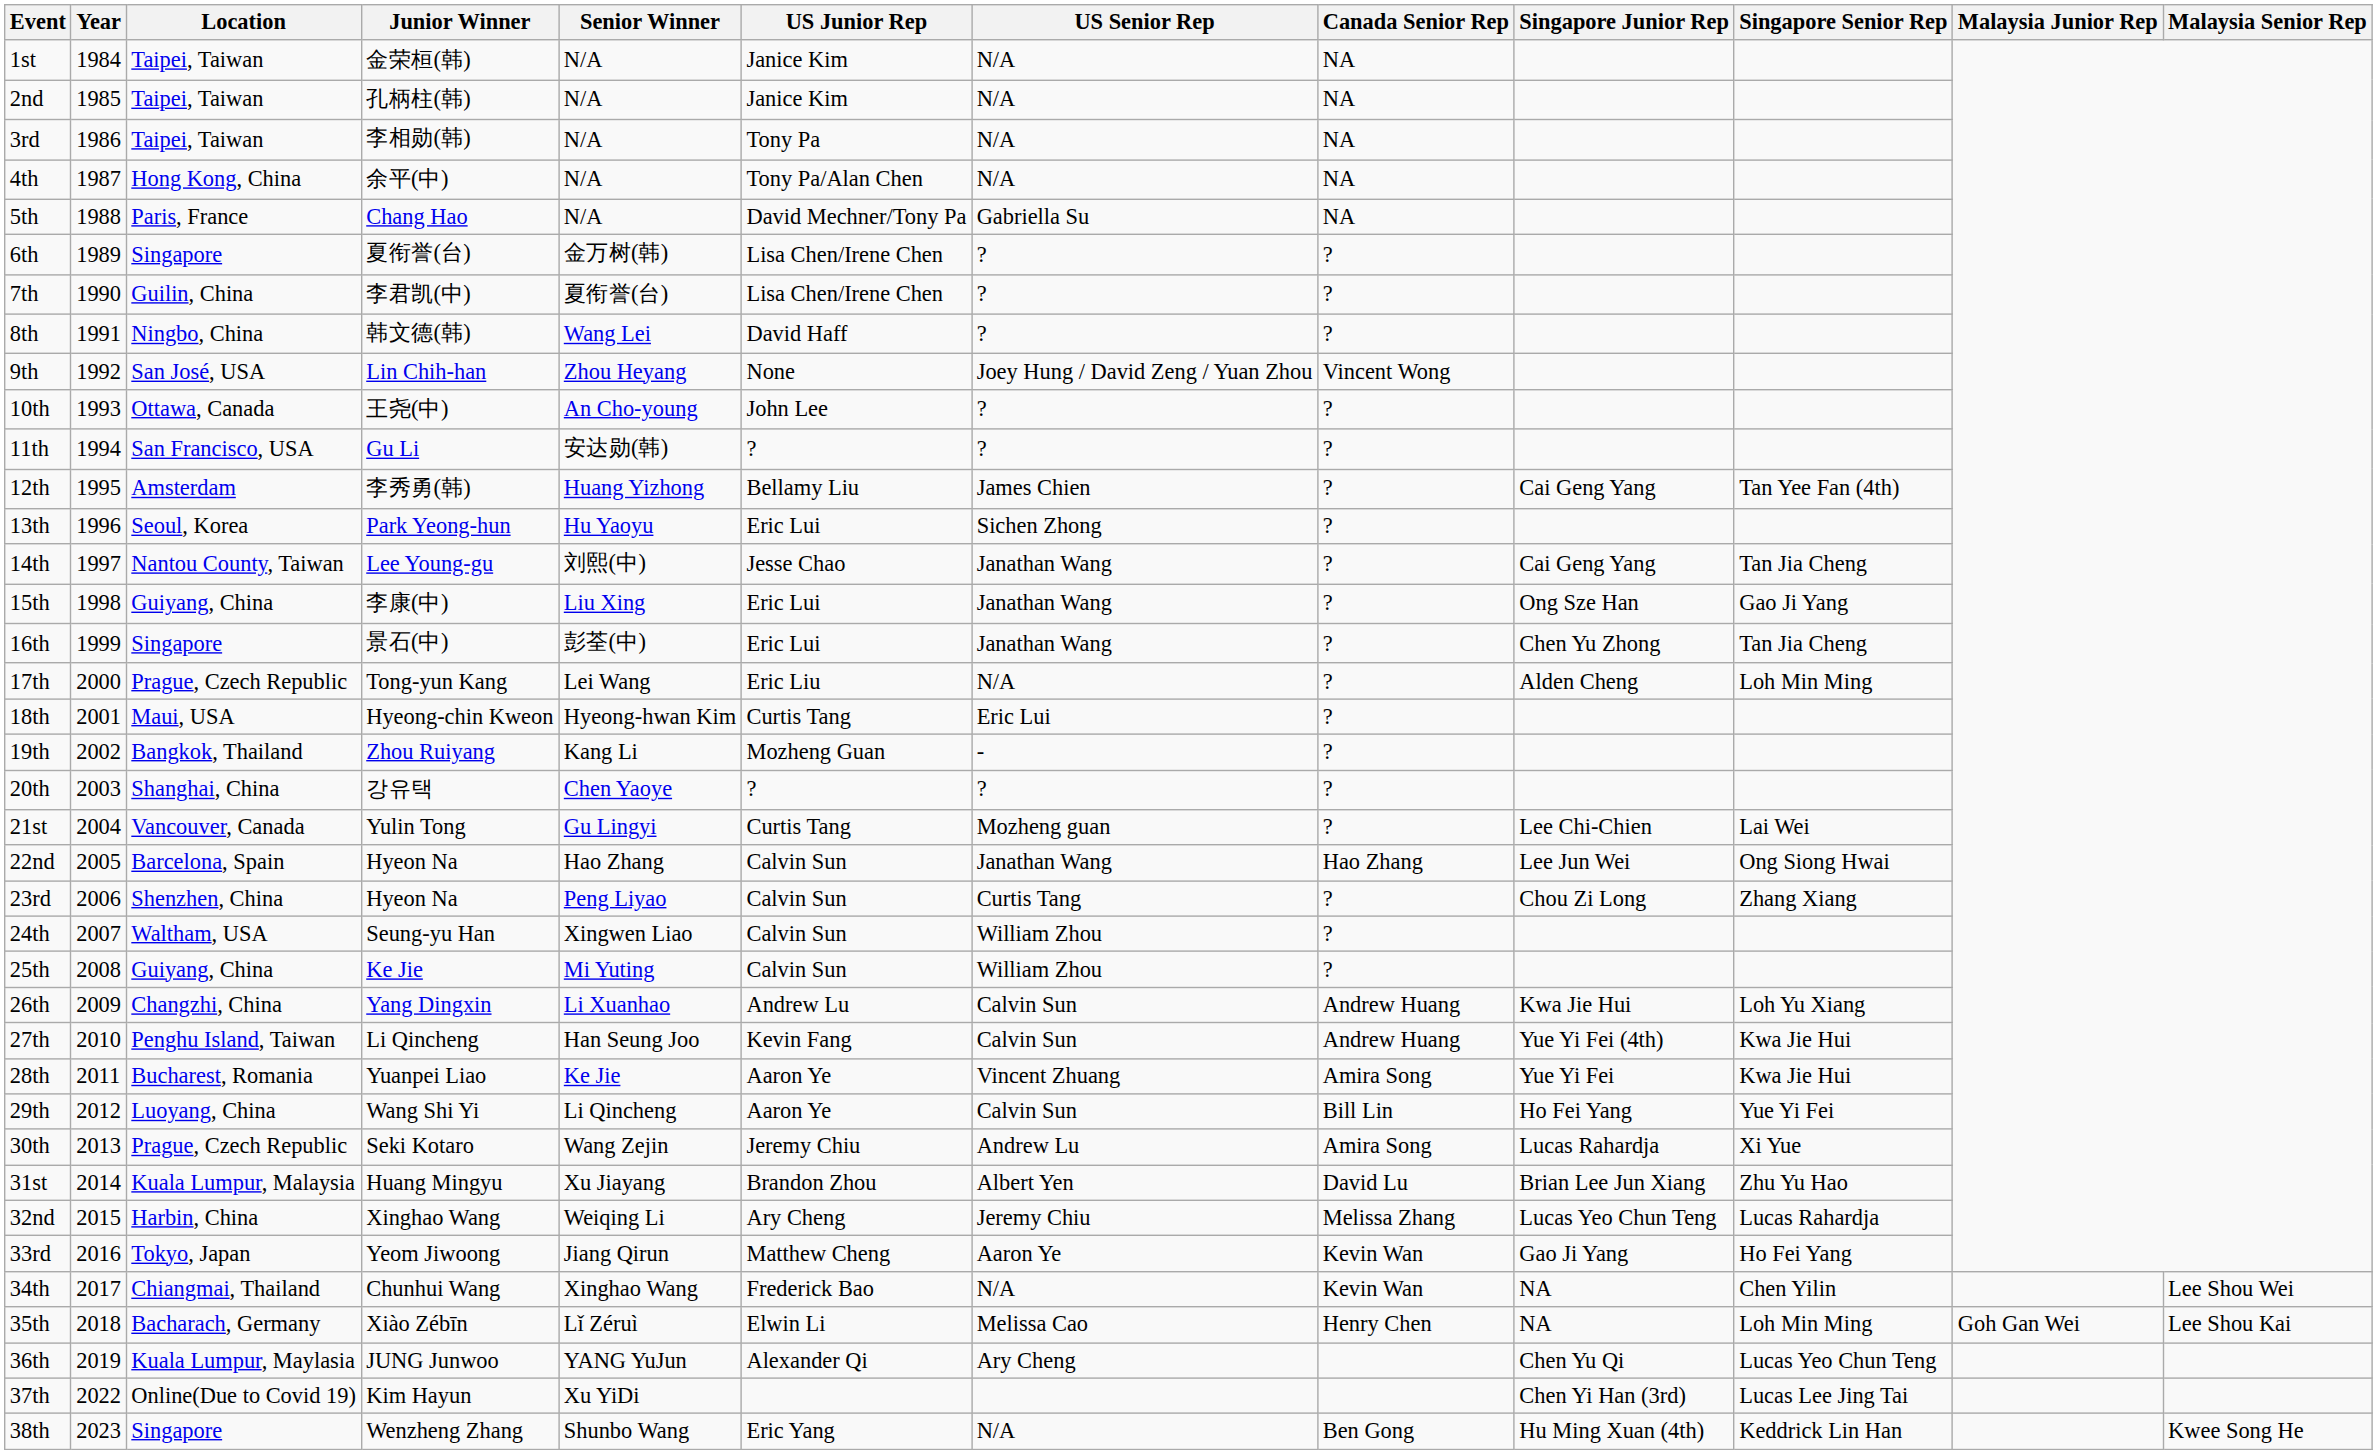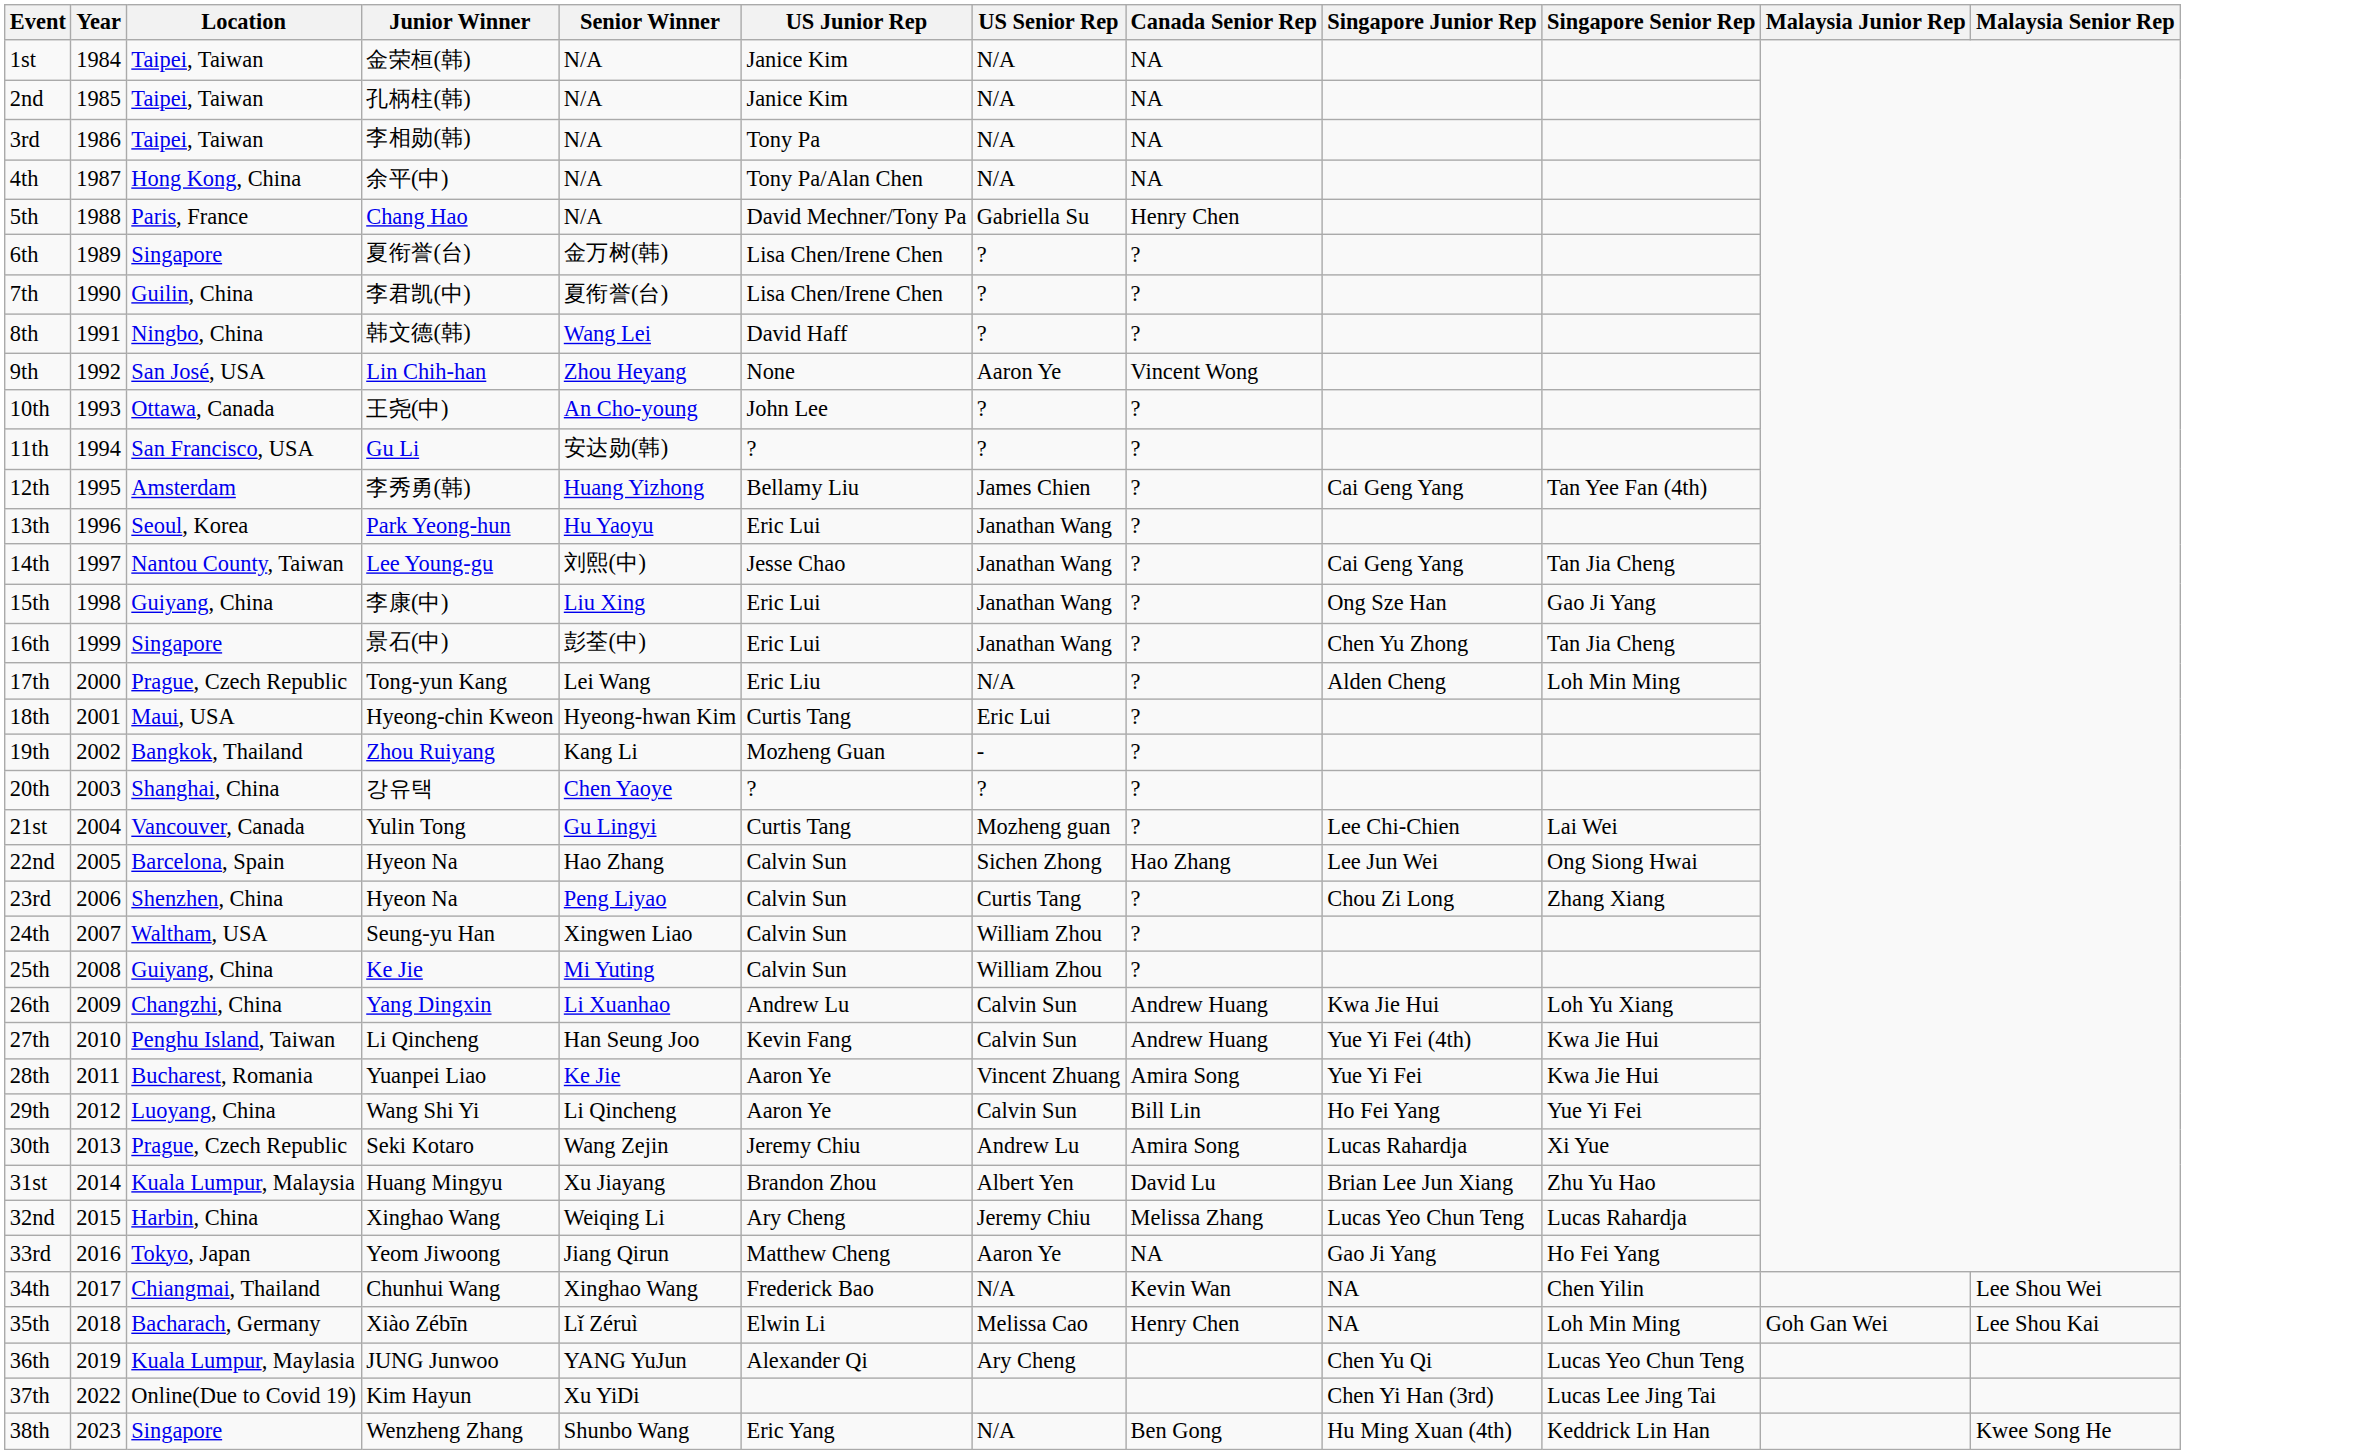(1339, 216) NA -> (1185, 216) Henry Chen
(1145, 371) Joey Hung / David Zeng / Yuan Zhou -> (1019, 371) Aaron Ye
(1039, 526) Sichen Zhong -> (1044, 526) Janathan Wang
(1044, 862) Janathan Wang -> (1039, 862) Sichen Zhong
(1373, 1253) Kevin Wan -> (1147, 1253) NA
